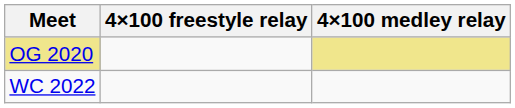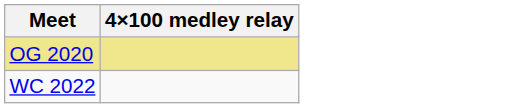- column: (206, 20)
